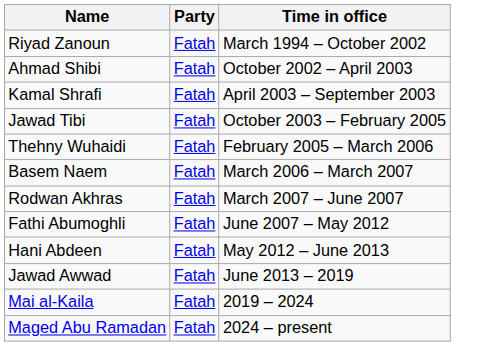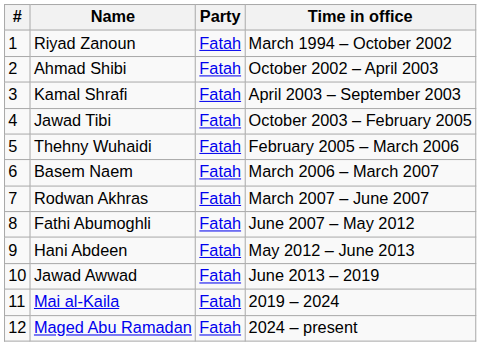+ column: (17, 17)
